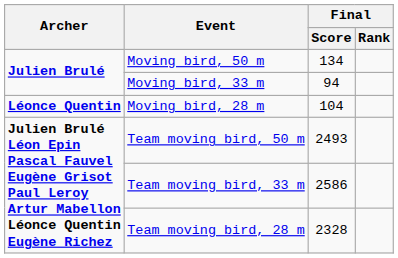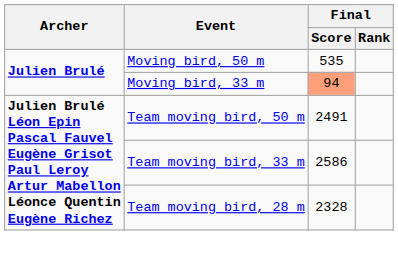(331, 61) 134 -> (331, 61) 535
(331, 83) no background -> (331, 83) lightsalmon background
- row: (196, 106)
(331, 140) 2493 -> (331, 117) 2491
